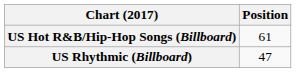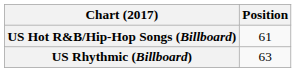(265, 57) 47 -> (265, 57) 63
